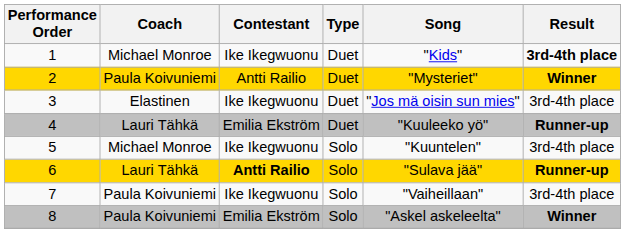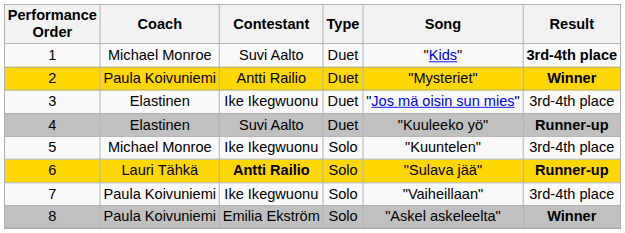(271, 55) Ike Ikegwuonu -> (271, 55) Suvi Aalto
(160, 124) Lauri Tähkä -> (160, 124) Elastinen
(271, 124) Emilia Ekström -> (271, 124) Suvi Aalto
